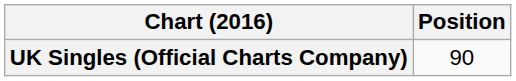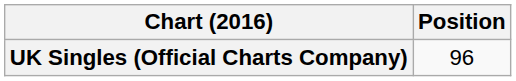(462, 57) 90 -> (462, 57) 96
